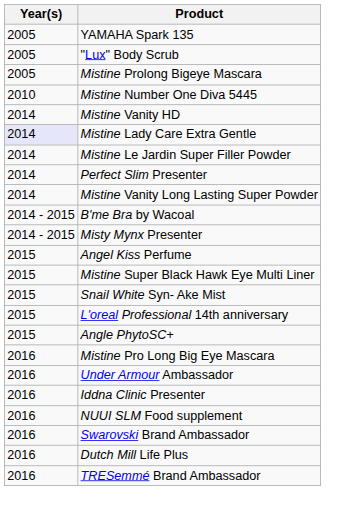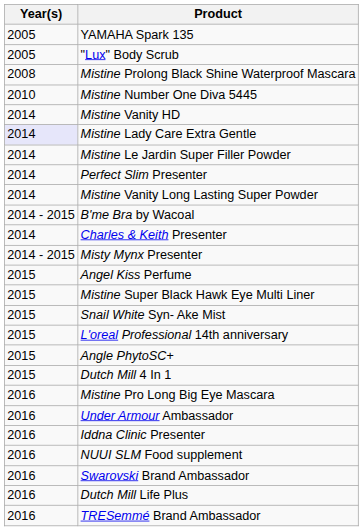- row: (171, 74)
+ row: (218, 74)
+ row: (154, 235)
+ row: (126, 375)
